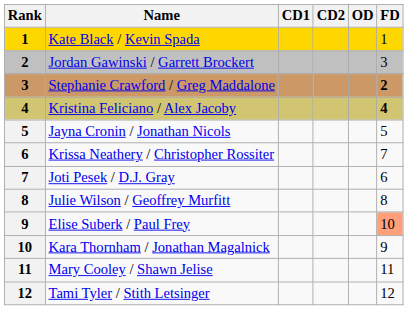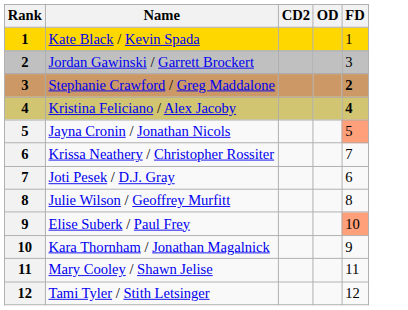- column: (296, 16)
(384, 131) no background -> (349, 131) lightsalmon background
